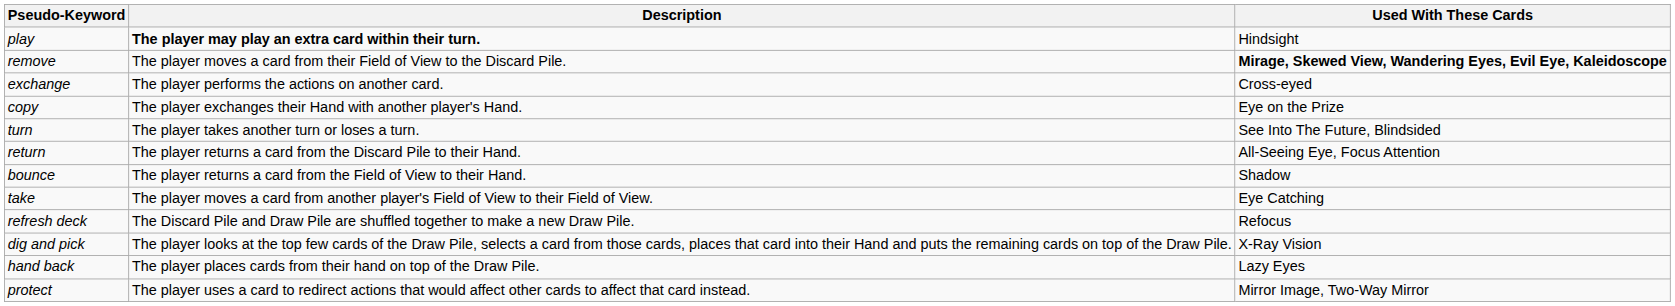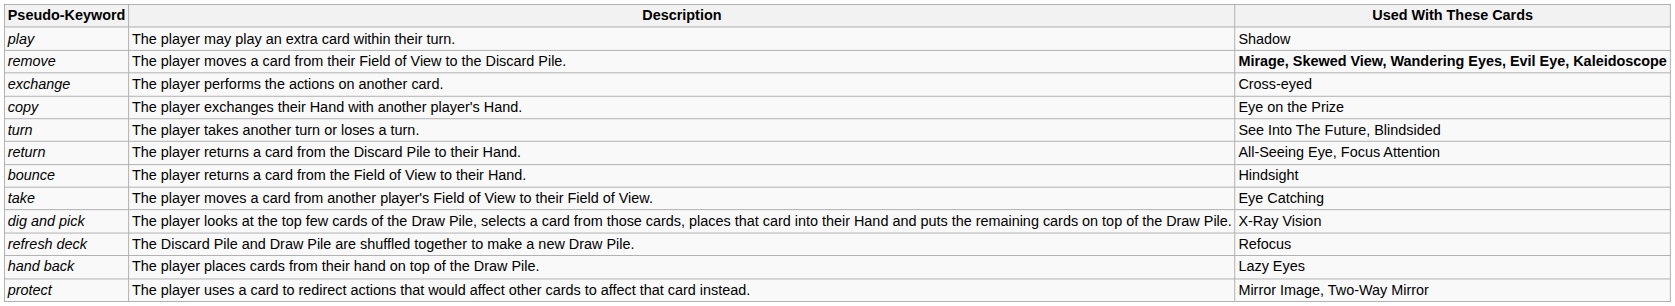(306, 38) bold -> (294, 38) normal
(1268, 38) Hindsight -> (1264, 38) Shadow
(1264, 175) Shadow -> (1268, 175) Hindsight
rows swapped: (47, 221) <-> (46, 244)
